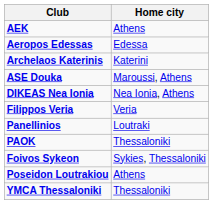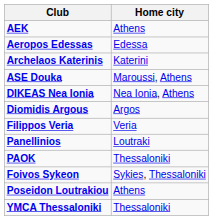+ row: (47, 110)
